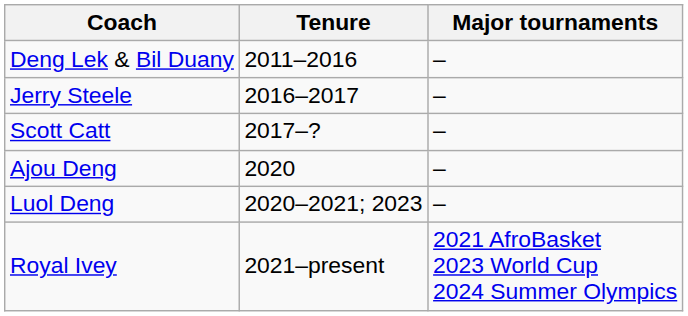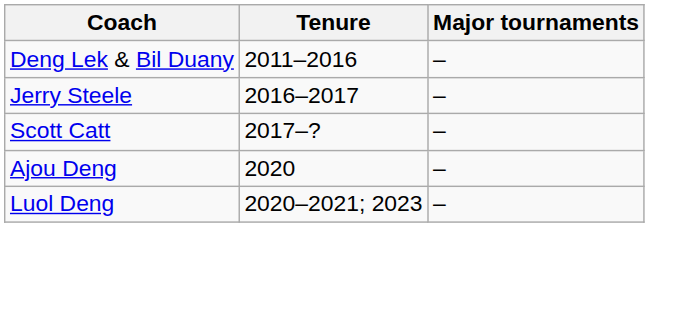- row: (63, 266)
